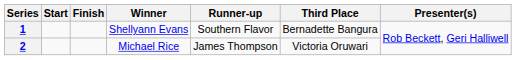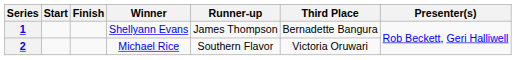(235, 30) Southern Flavor -> (235, 30) James Thompson
(235, 47) James Thompson -> (235, 47) Southern Flavor
